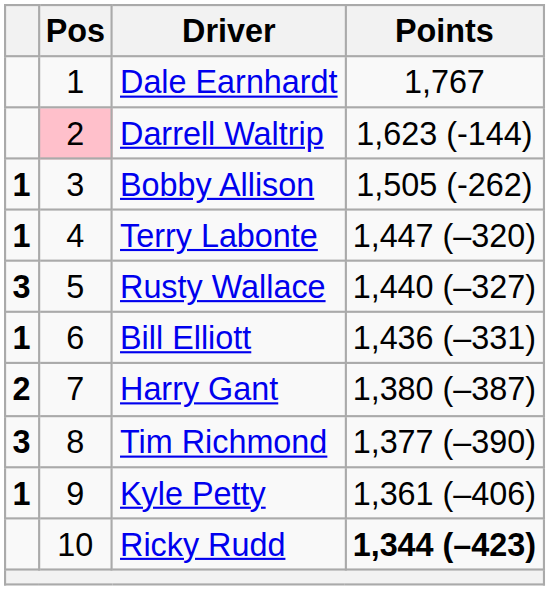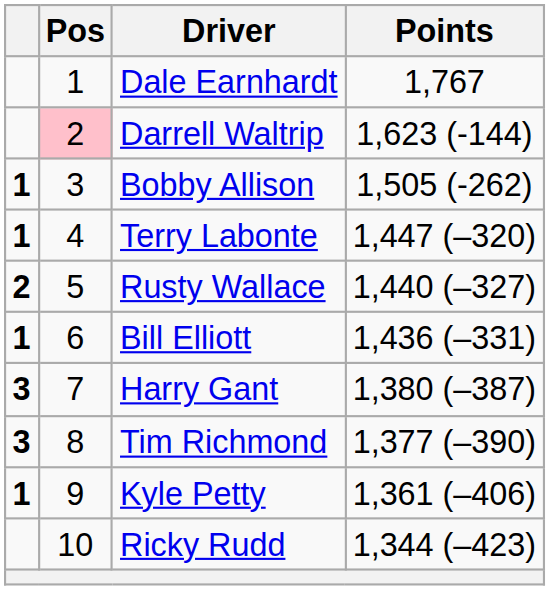(22, 287) 3 -> (22, 287) 2
(22, 390) 2 -> (22, 390) 3
(444, 543) bold -> (444, 543) normal
